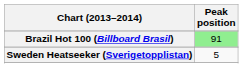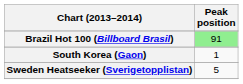+ row: (99, 54)
